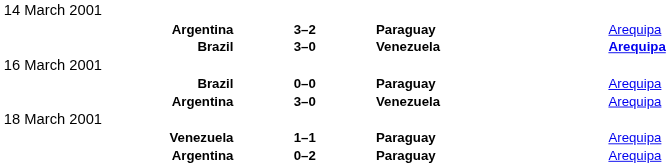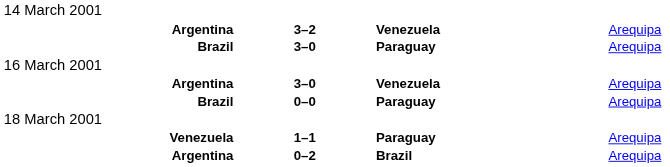(406, 29) Paraguay -> (408, 29) Venezuela
(408, 47) Venezuela -> (406, 47) Paraguay
(637, 47) bold -> (635, 47) normal
rows swapped: (215, 84) <-> (203, 101)
(406, 155) Paraguay -> (394, 155) Brazil
